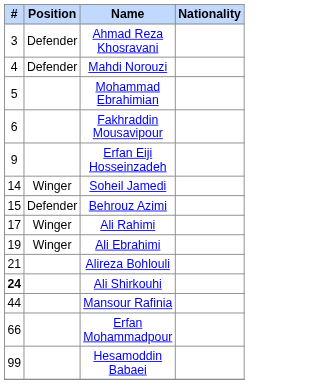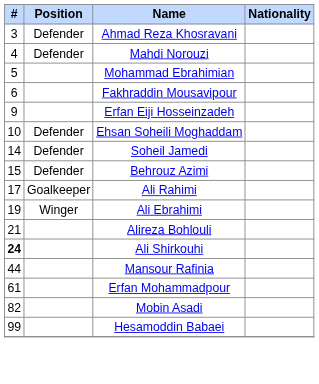+ row: (169, 132)
(52, 186) Winger -> (59, 151) Defender
(52, 225) Winger -> (59, 190) Goalkeeper
(14, 330) 66 -> (14, 288) 61
+ row: (169, 307)
